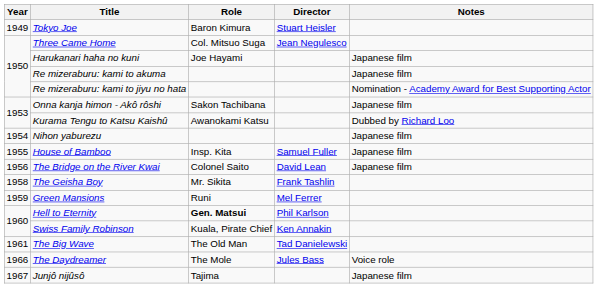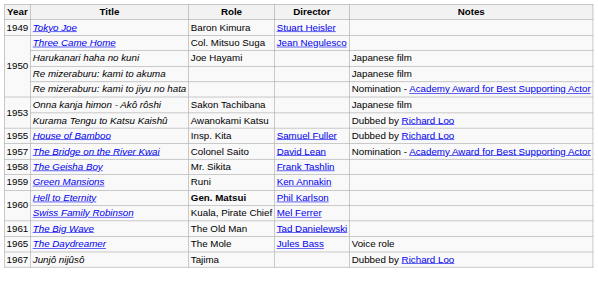- row: (67, 136)
(382, 151) Japanese film -> (403, 136) Dubbed by Richard Loo
(17, 167) 1956 -> (17, 151) 1957
(382, 167) Japanese film -> (471, 151) Nomination - Academy Award for Best Supporting Actor
(299, 197) Mel Ferrer -> (304, 182) Ken Annakin
(304, 228) Ken Annakin -> (299, 213) Mel Ferrer
(17, 259) 1966 -> (17, 244) 1965
(382, 275) Japanese film -> (403, 259) Dubbed by Richard Loo
